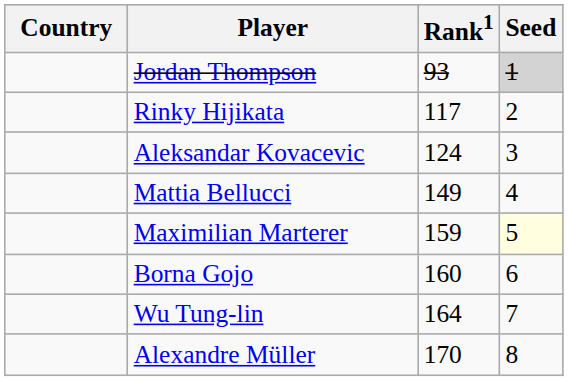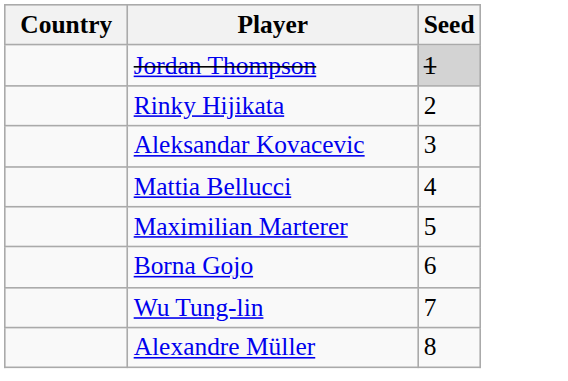- column: (459, 28)
(512, 233) lightyellow background -> (430, 226) no background
